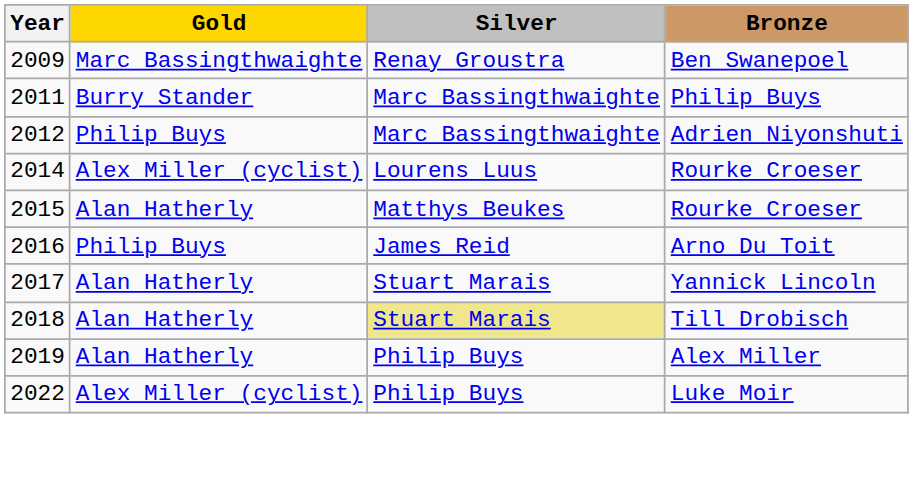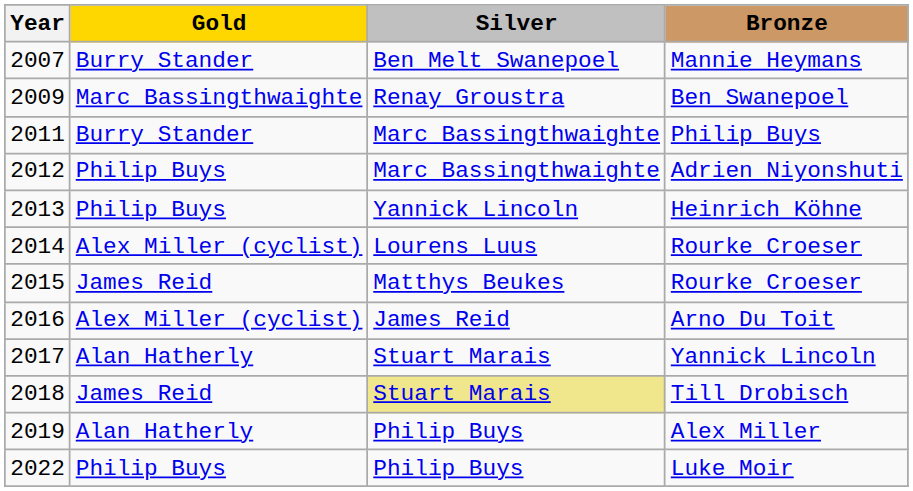+ row: (38, 60)
+ row: (38, 209)
(164, 209) Alan Hatherly -> (144, 283) James Reid
(151, 246) Philip Buys -> (219, 320) Alex Miller (cyclist)
(164, 320) Alan Hatherly -> (144, 394) James Reid
(219, 394) Alex Miller (cyclist) -> (151, 468) Philip Buys
